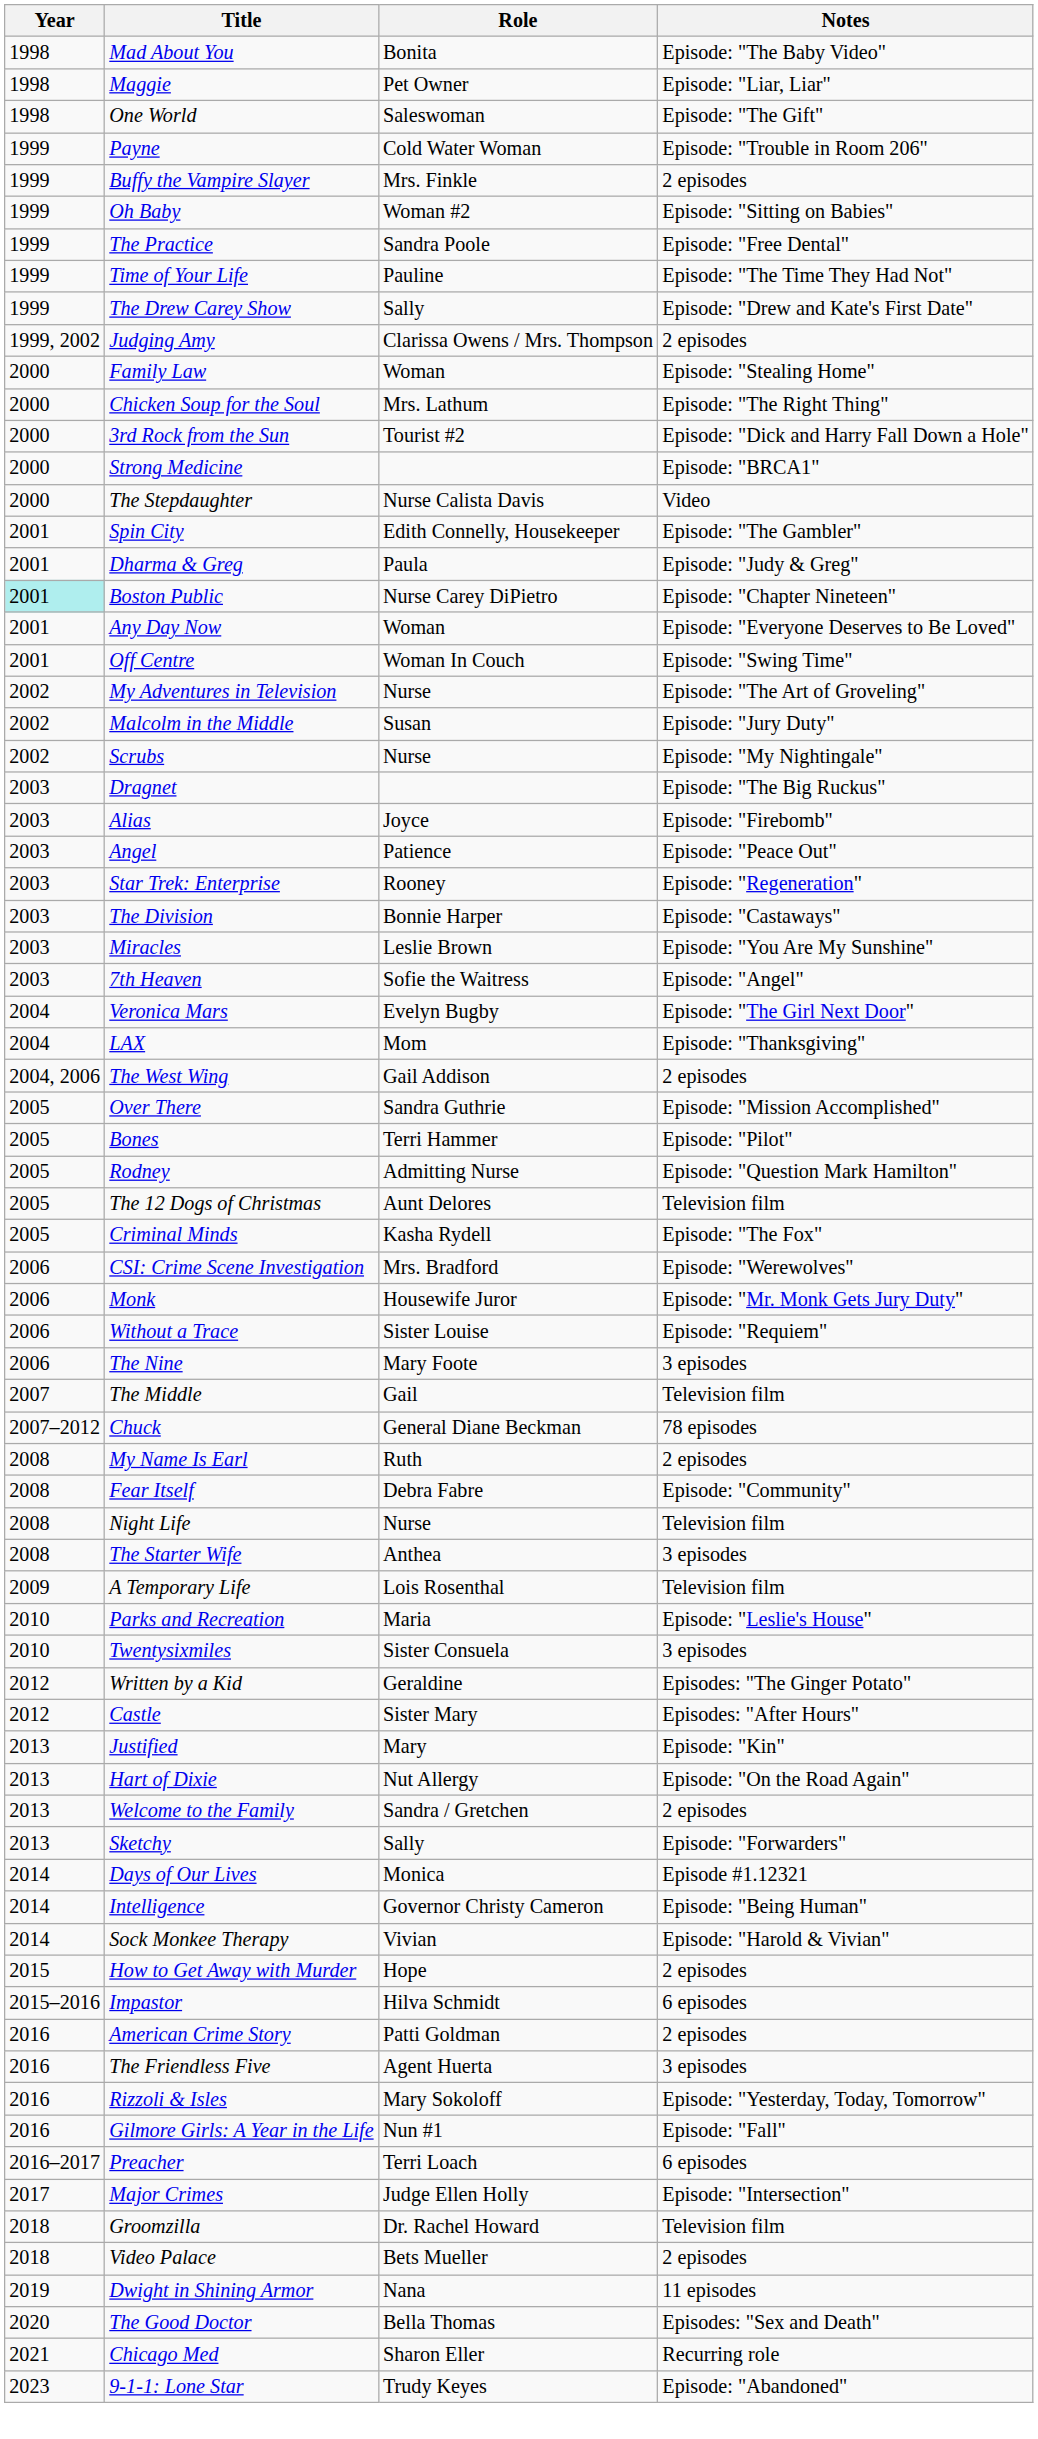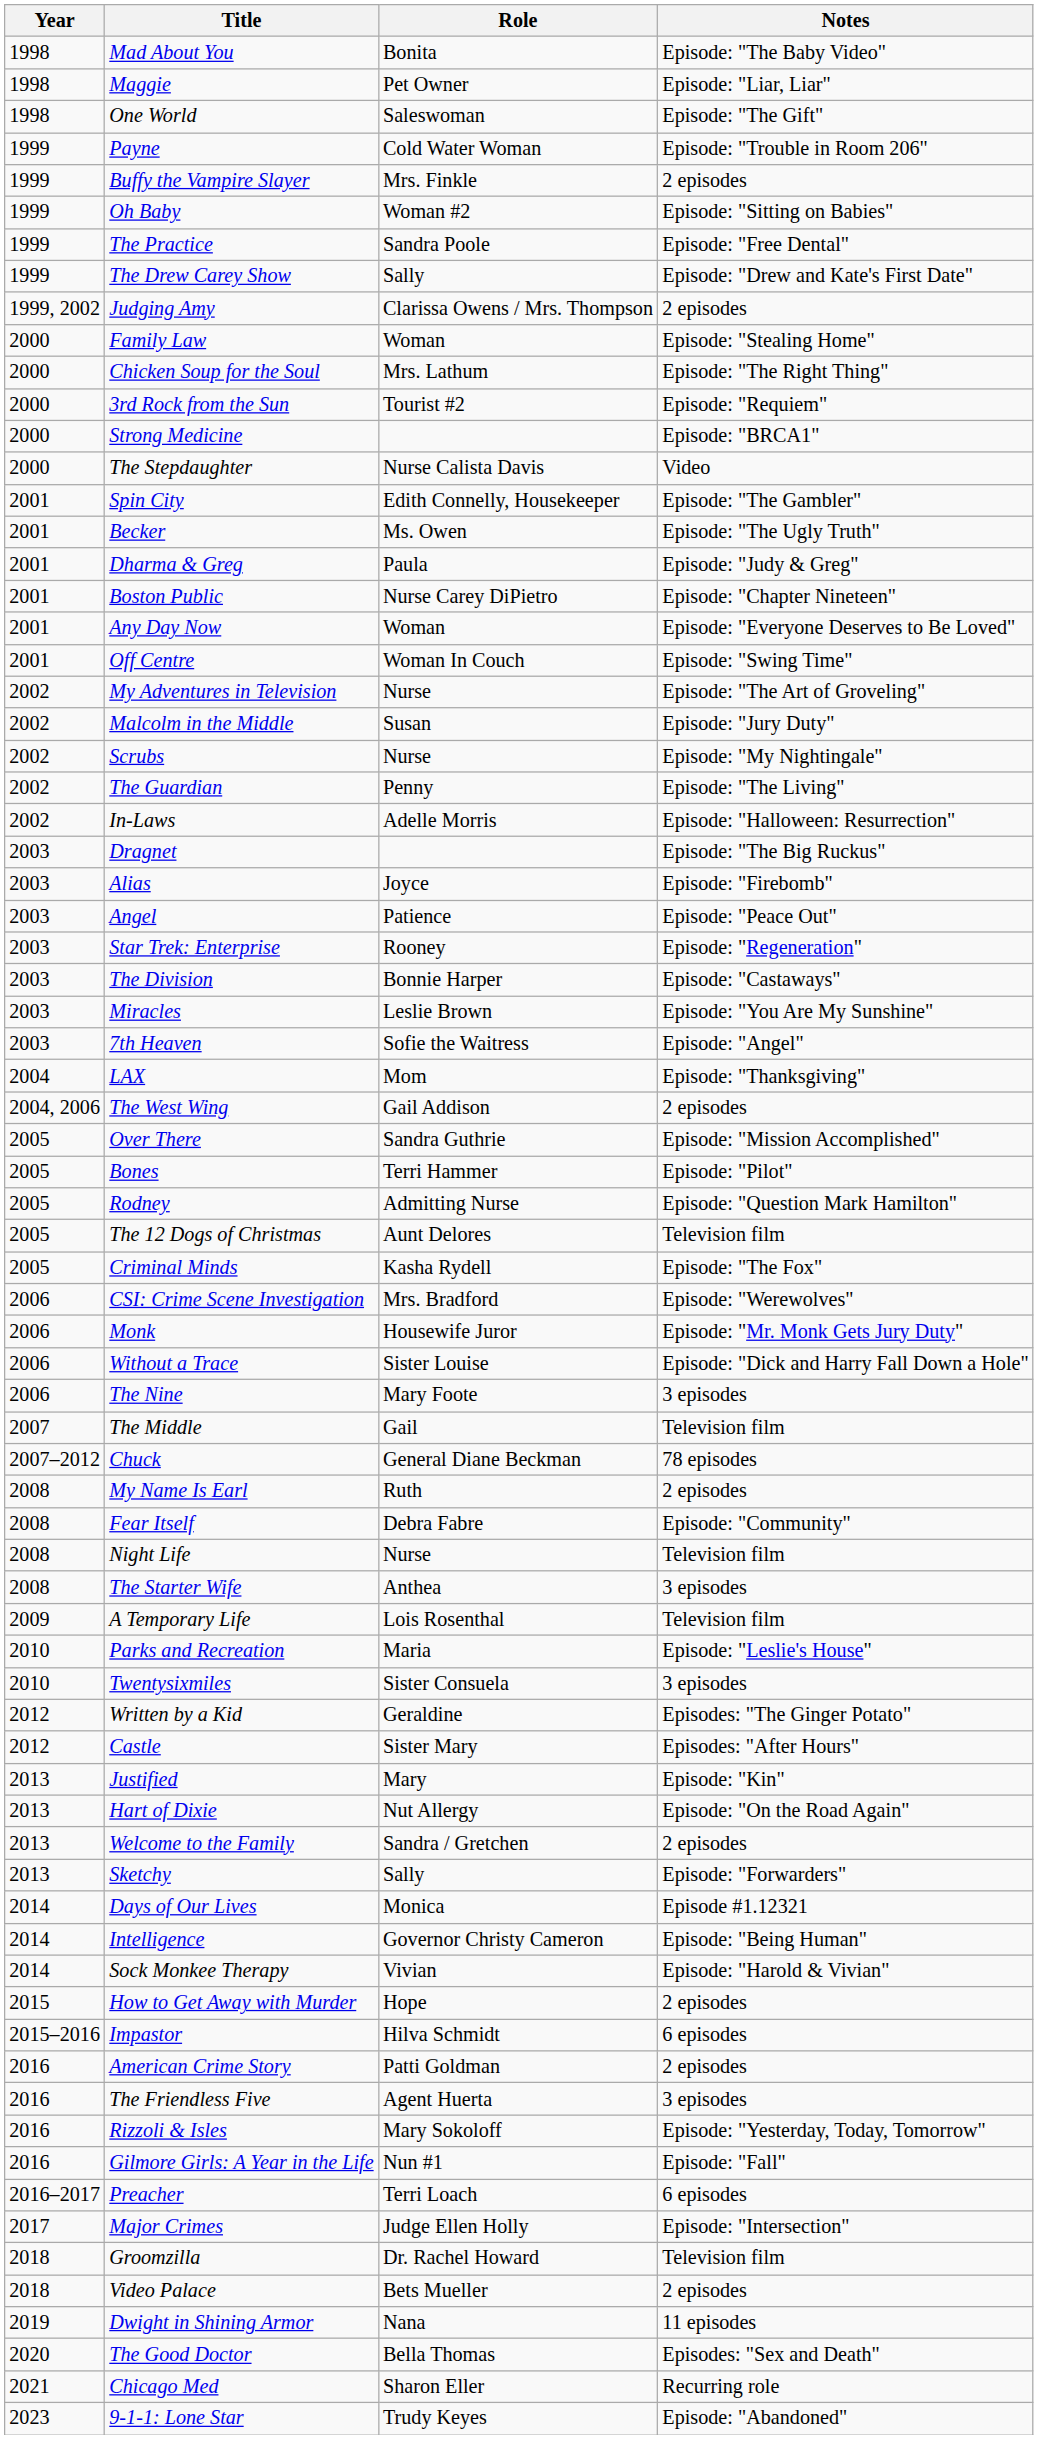- row: (179, 276)
(846, 436) Episode: "Dick and Harry Fall Down a Hole" -> (745, 404) Episode: "Requiem"
+ row: (137, 532)
(29, 595) paleturquoise background -> (29, 595) no background
+ row: (166, 787)
+ row: (142, 819)
- row: (169, 1011)
(745, 1331) Episode: "Requiem" -> (846, 1363) Episode: "Dick and Harry Fall Down a Hole"
